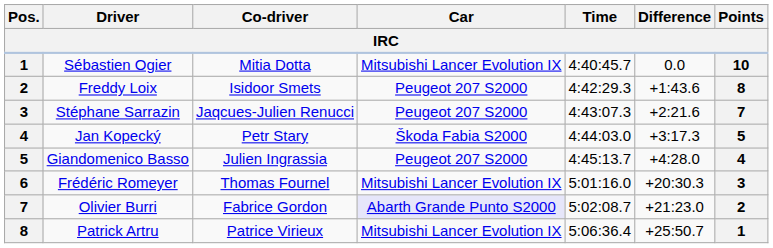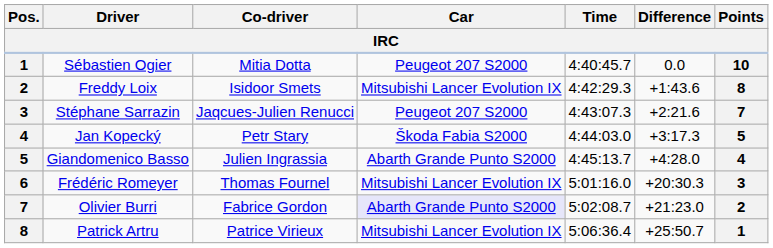(461, 65) Mitsubishi Lancer Evolution IX -> (461, 65) Peugeot 207 S2000
(461, 89) Peugeot 207 S2000 -> (461, 89) Mitsubishi Lancer Evolution IX
(461, 160) Peugeot 207 S2000 -> (461, 160) Abarth Grande Punto S2000
